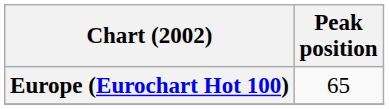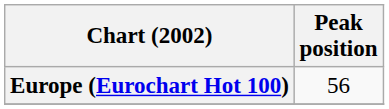(339, 85) 65 -> (339, 85) 56
